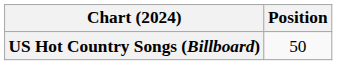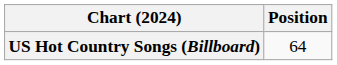(298, 45) 50 -> (298, 45) 64
